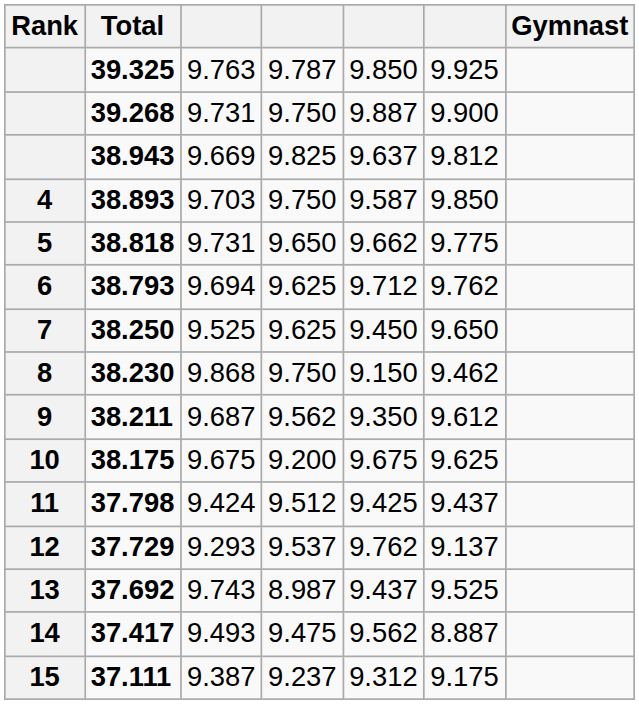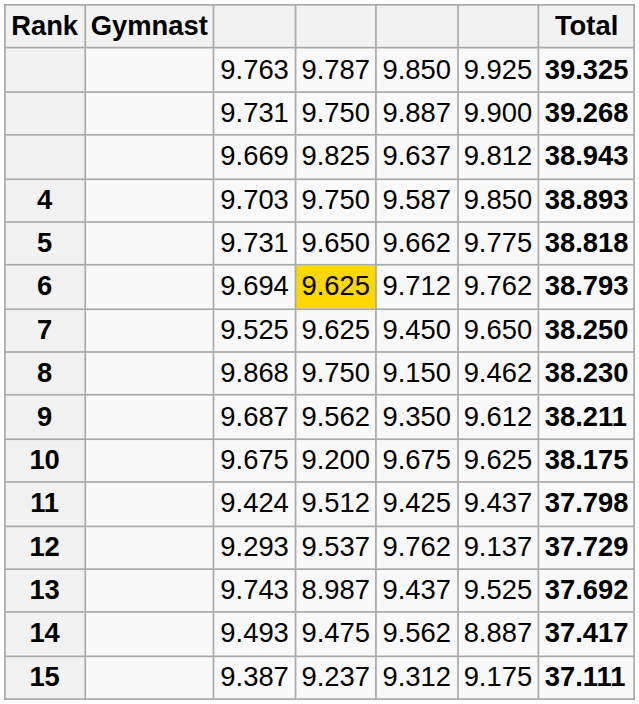columns swapped: (570, 26) <-> (133, 26)
(302, 286) no background -> (336, 286) gold background
